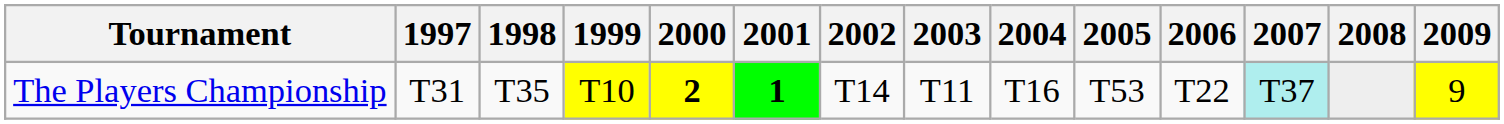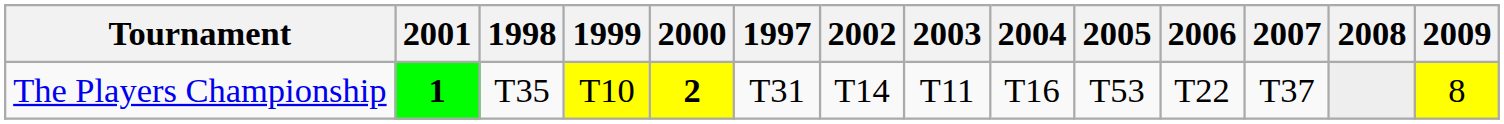columns swapped: (437, 33) <-> (777, 33)
(1287, 90) paleturquoise background -> (1287, 90) no background
(1457, 90) 9 -> (1457, 90) 8
